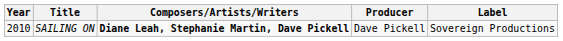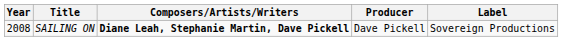(19, 29) 2010 -> (19, 29) 2008
